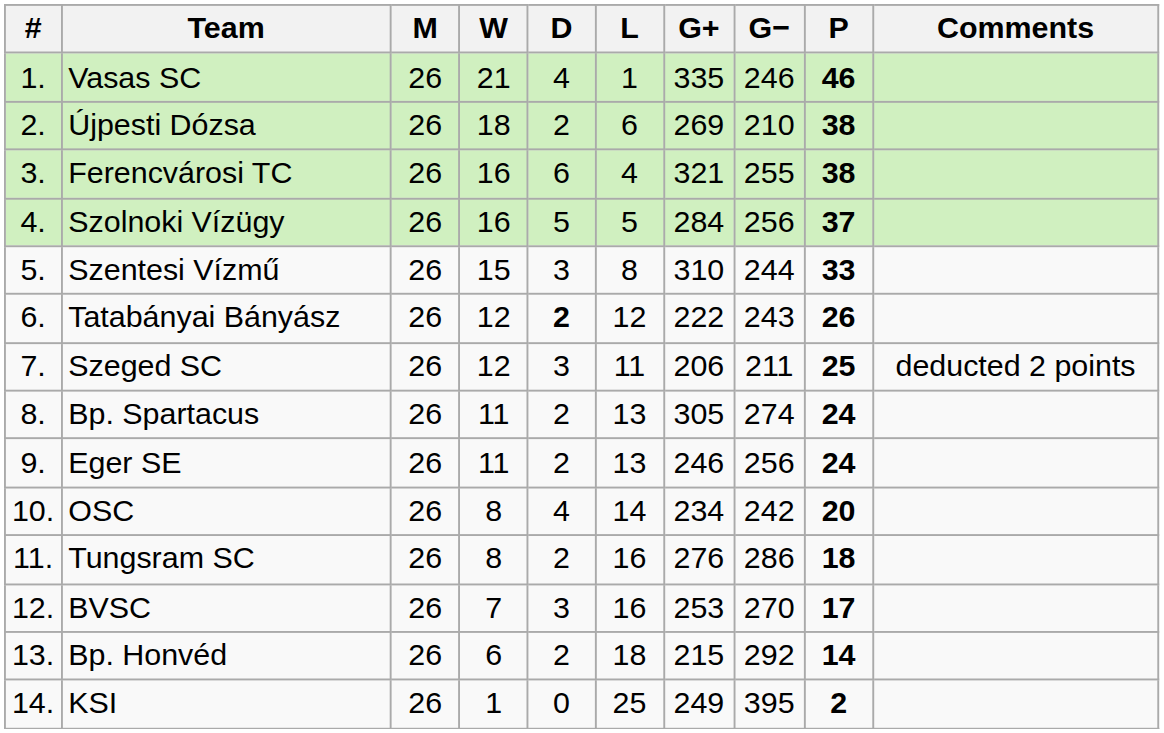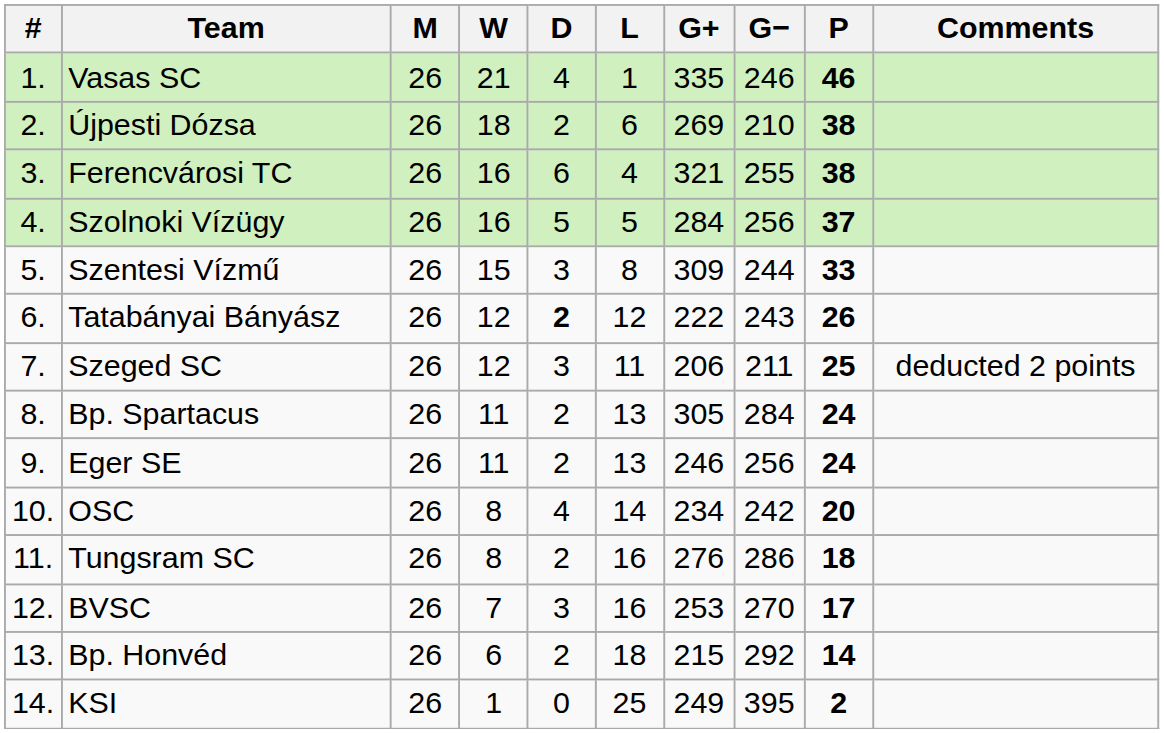(699, 269) 310 -> (699, 269) 309
(769, 414) 274 -> (769, 414) 284
